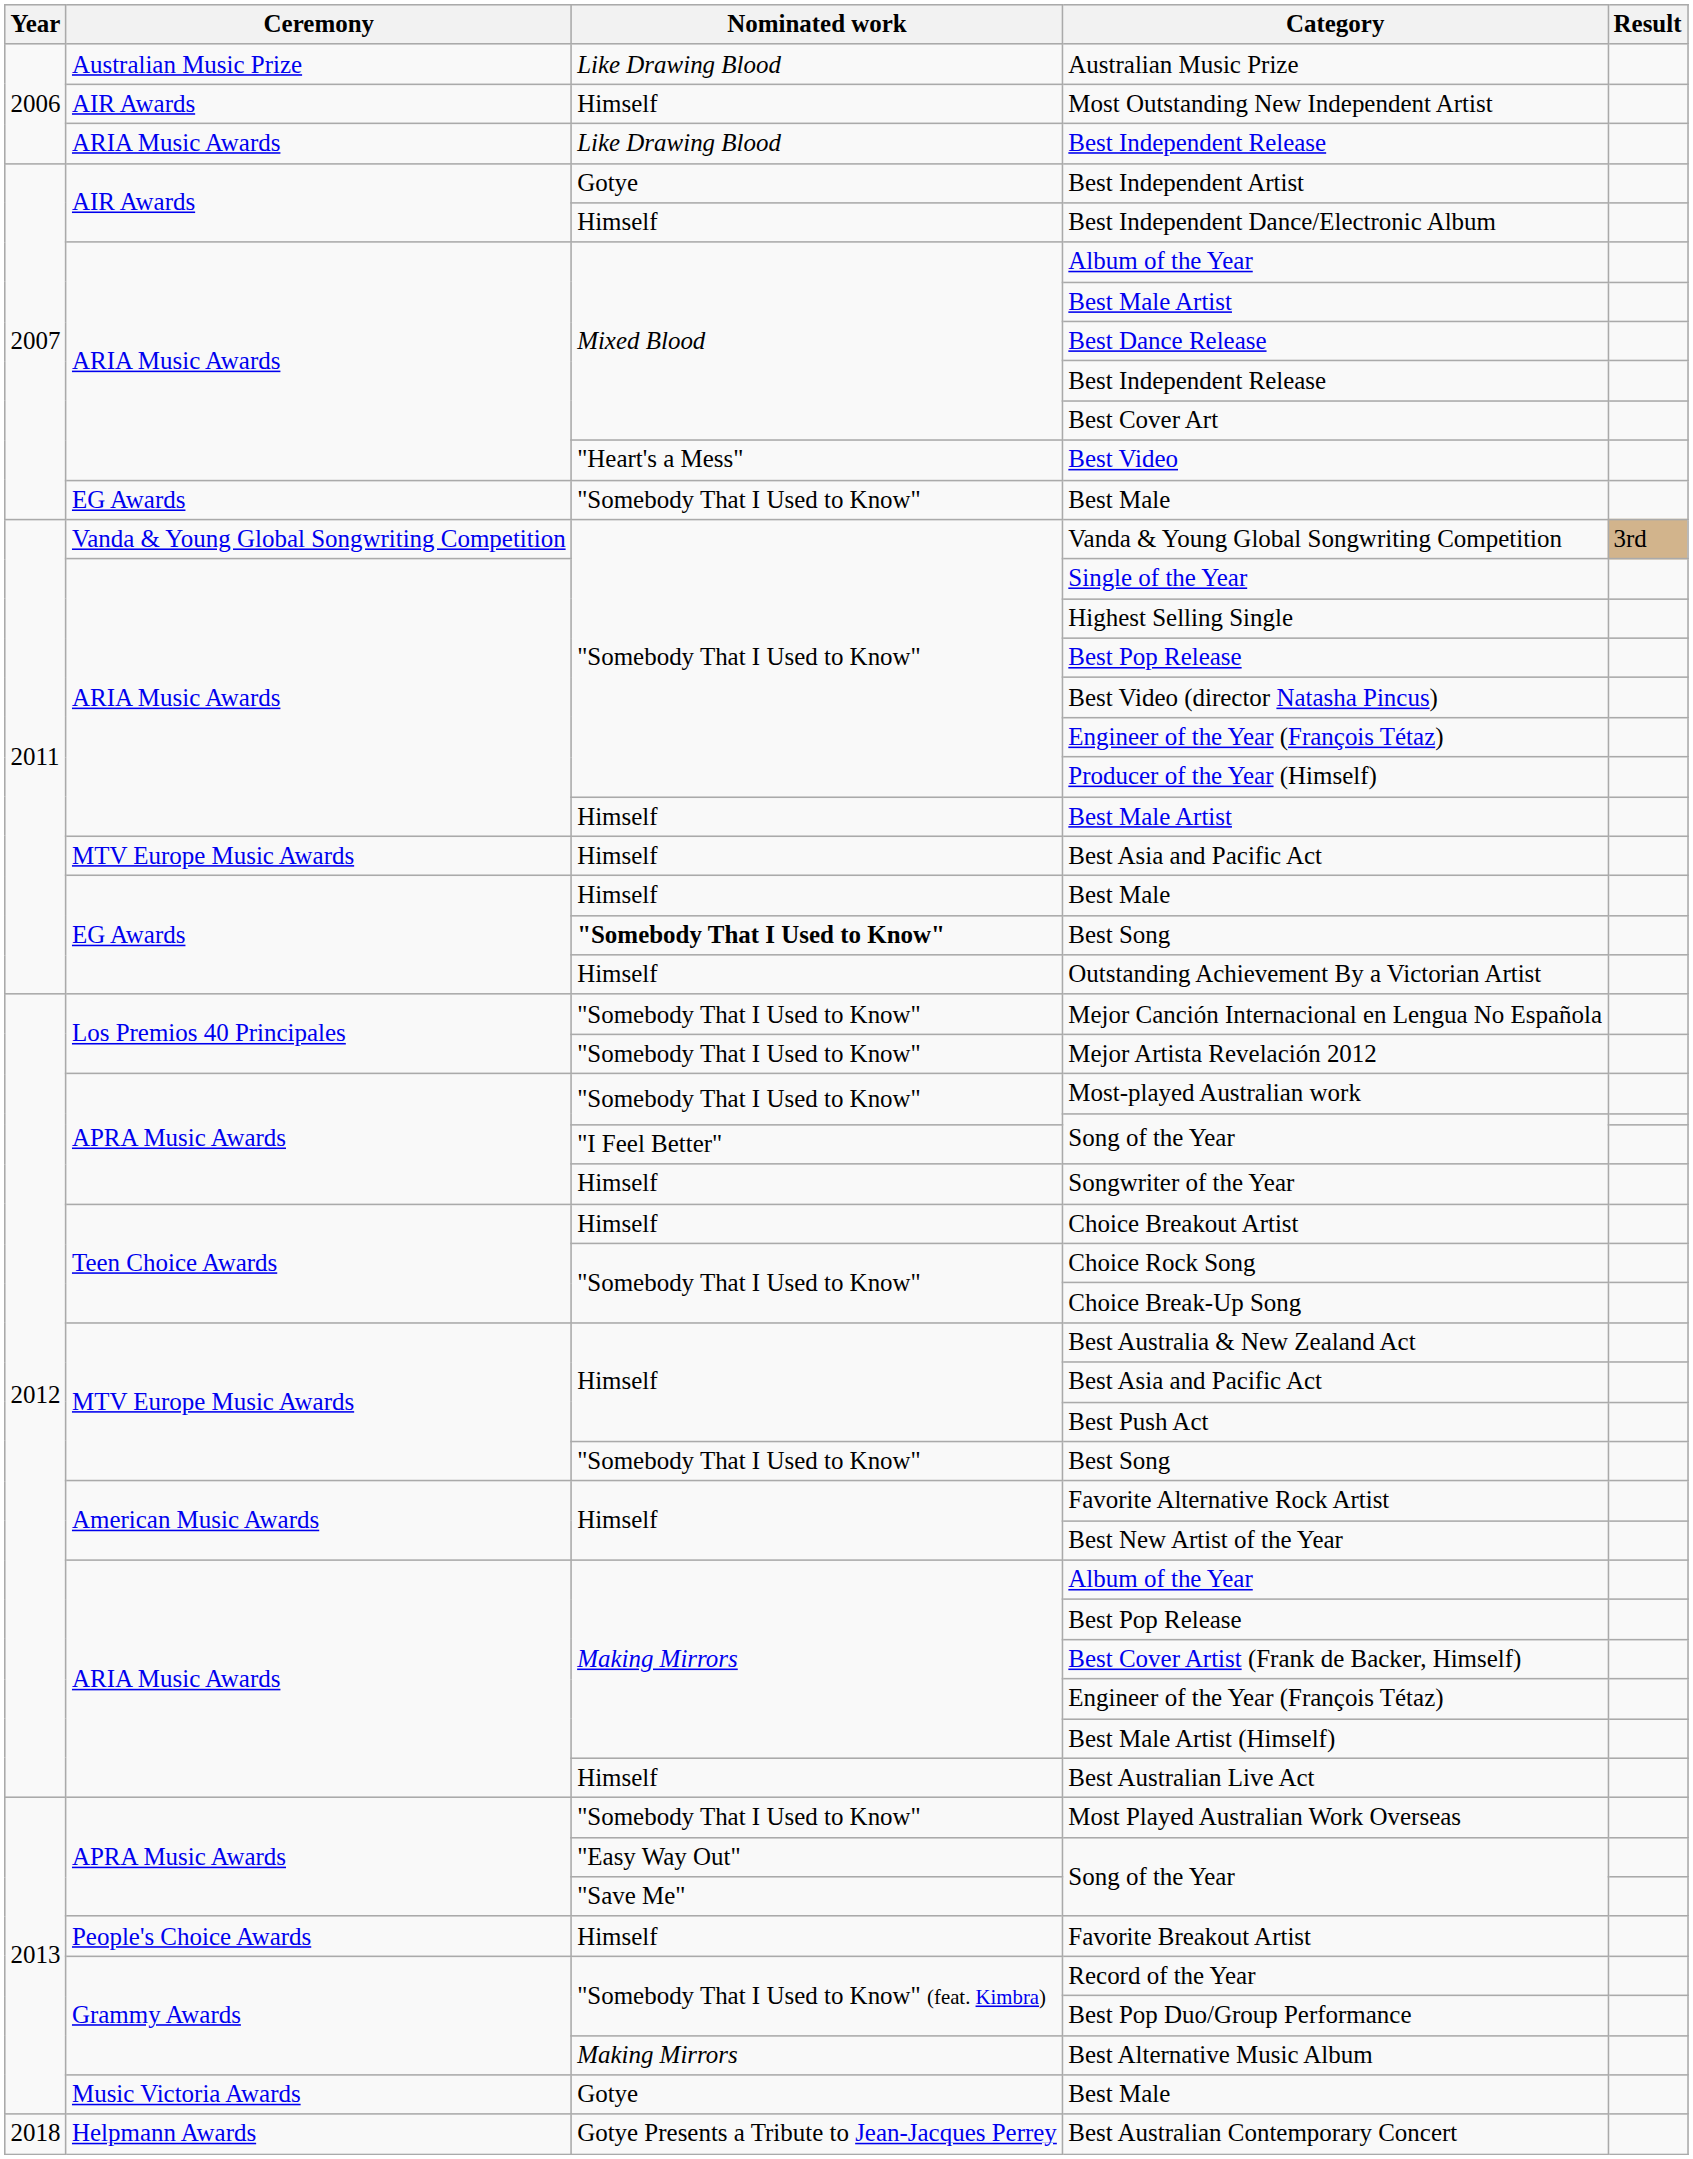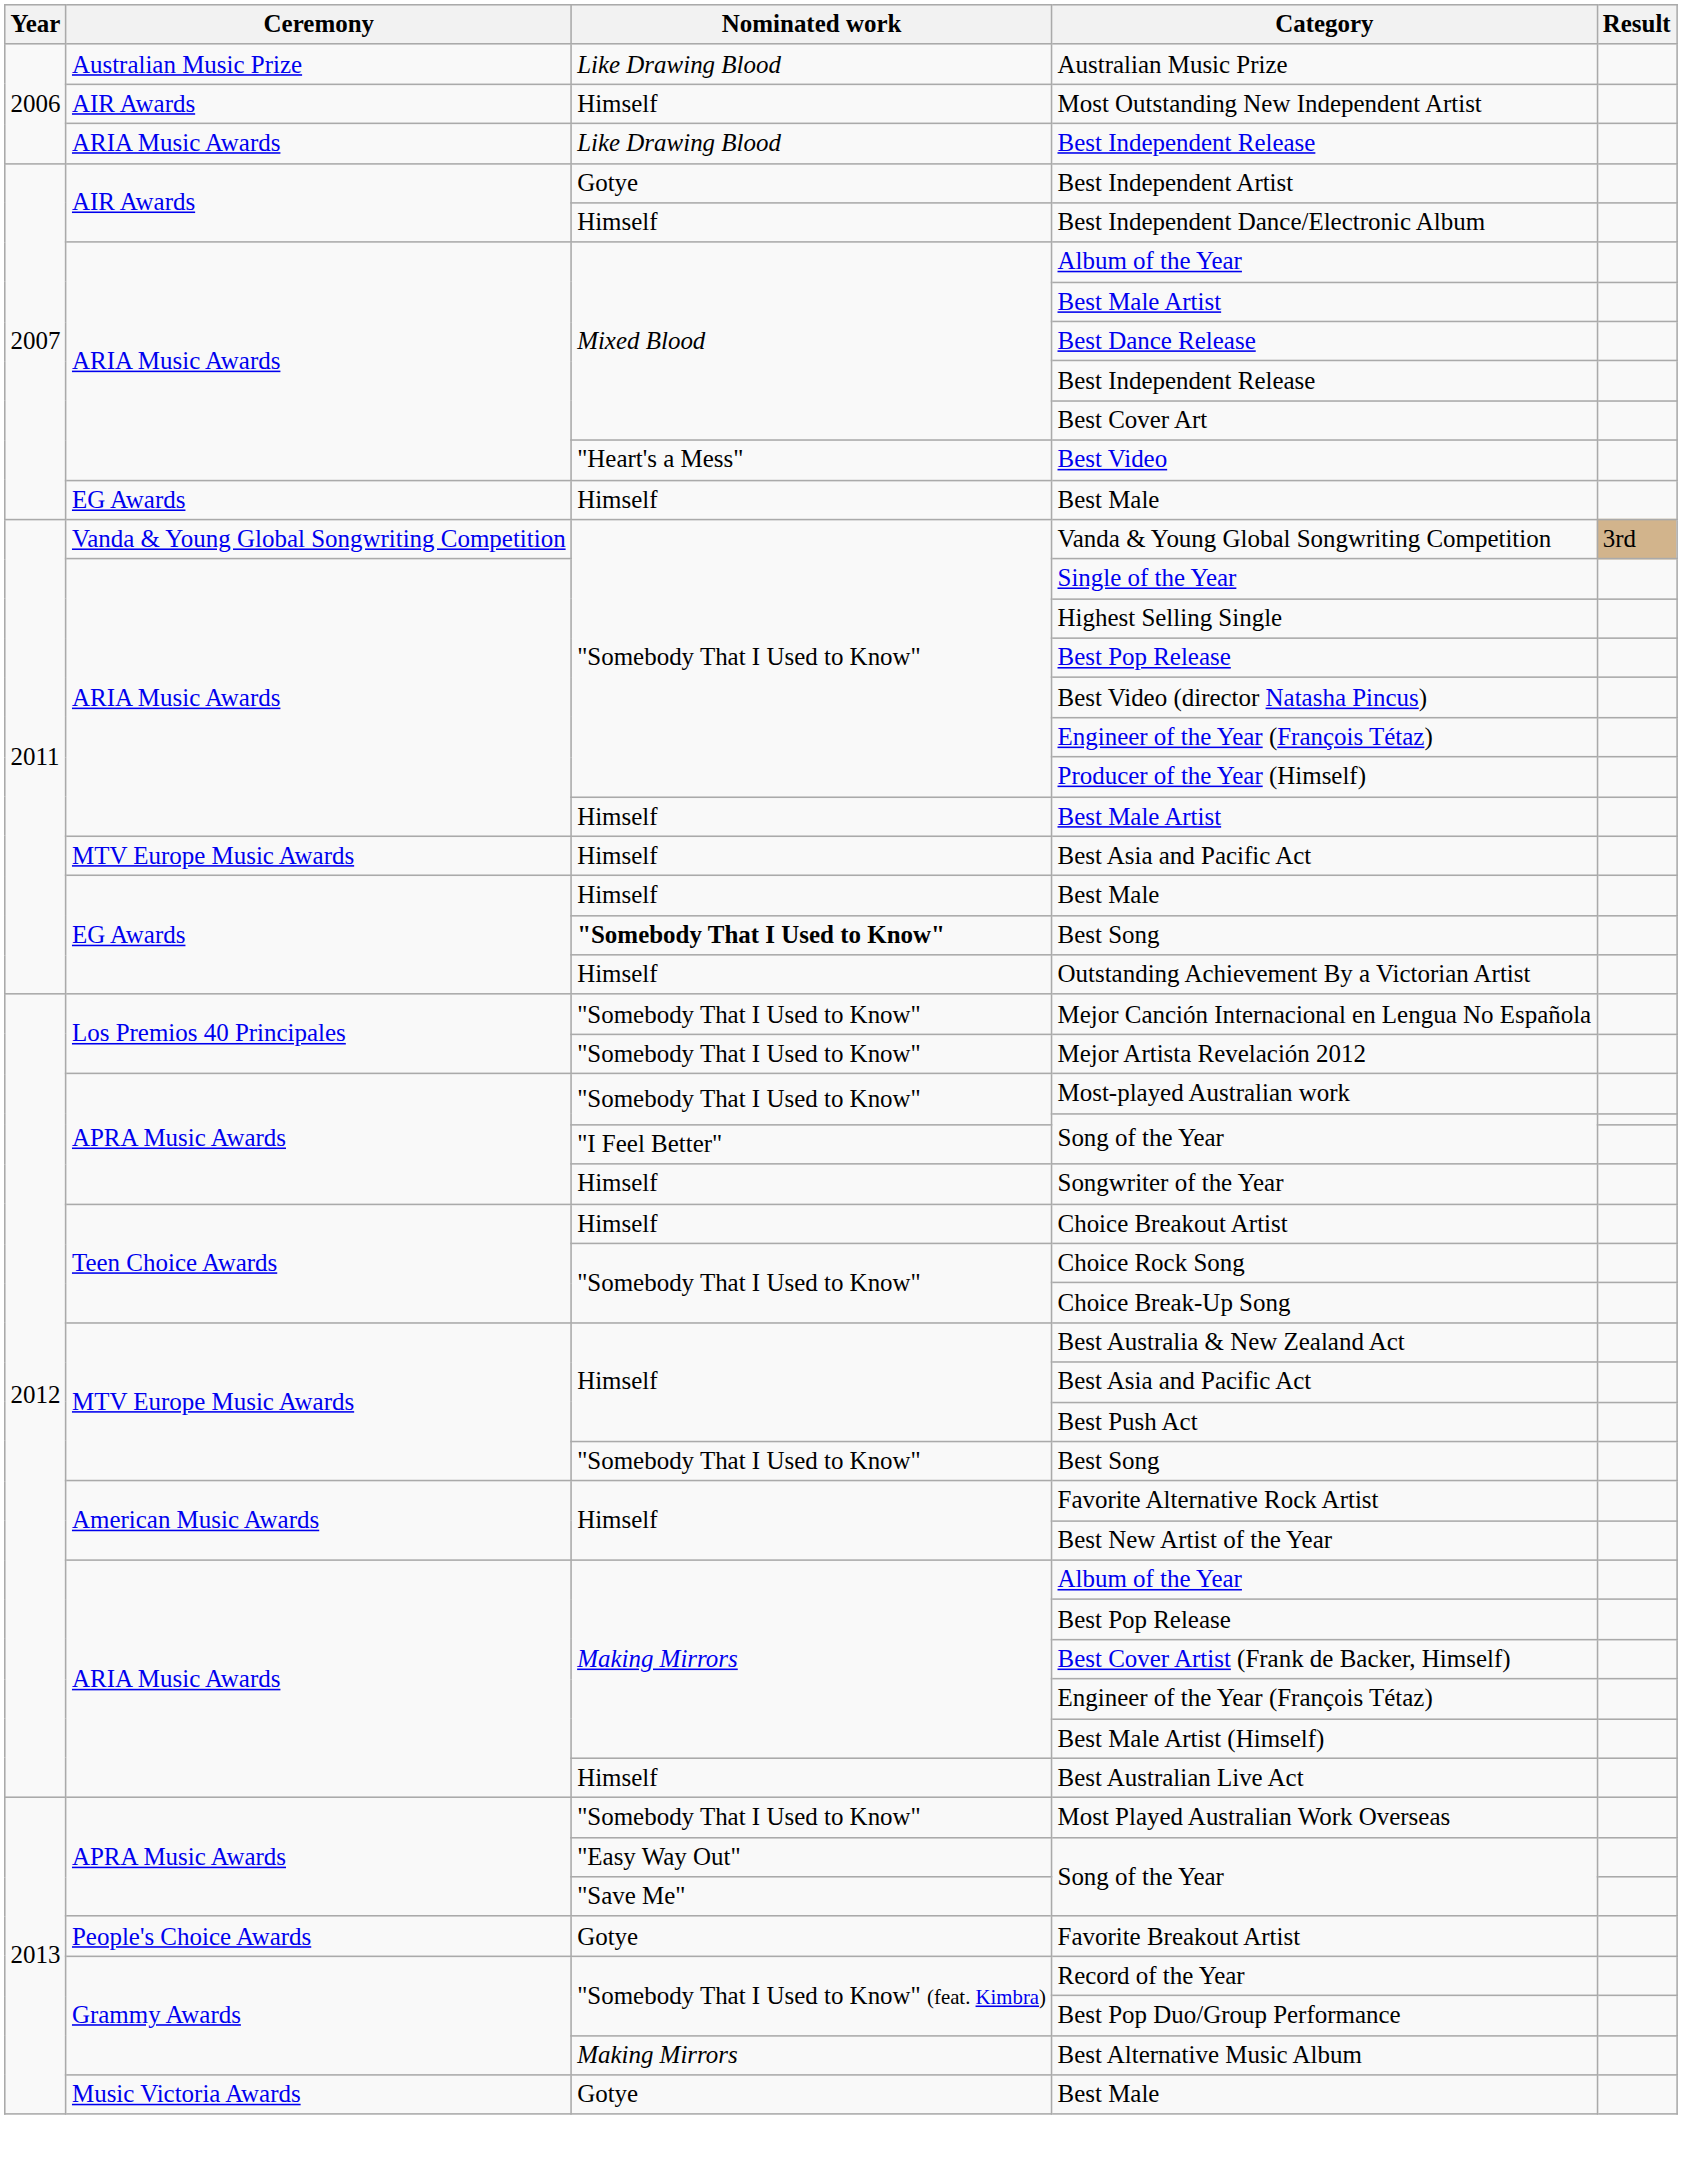(749, 499) "Somebody That I Used to Know" -> (617, 499) Himself
(617, 1935) Himself -> (608, 1935) Gotye
- row: (35, 2133)
